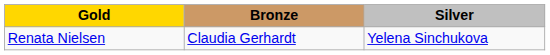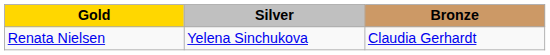columns swapped: (454, 15) <-> (274, 15)
